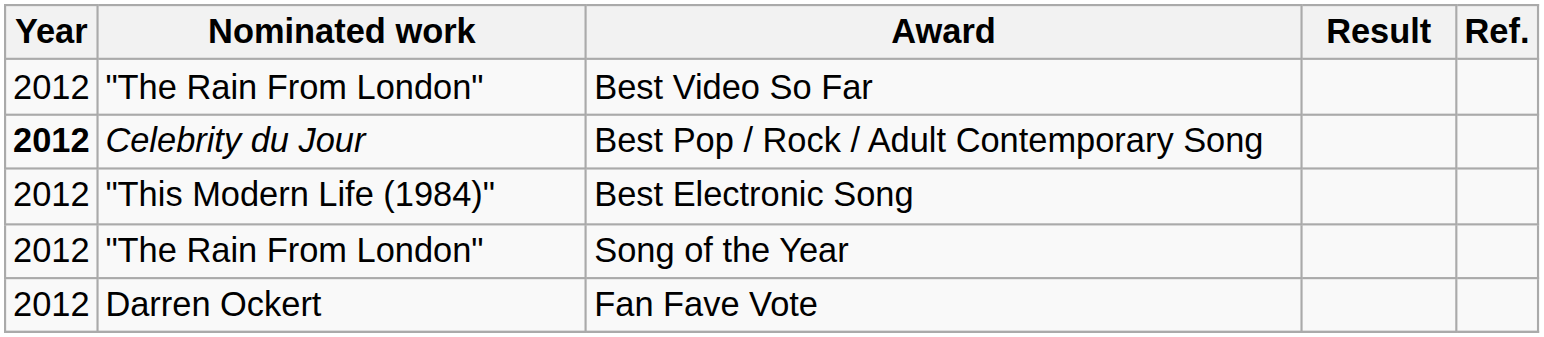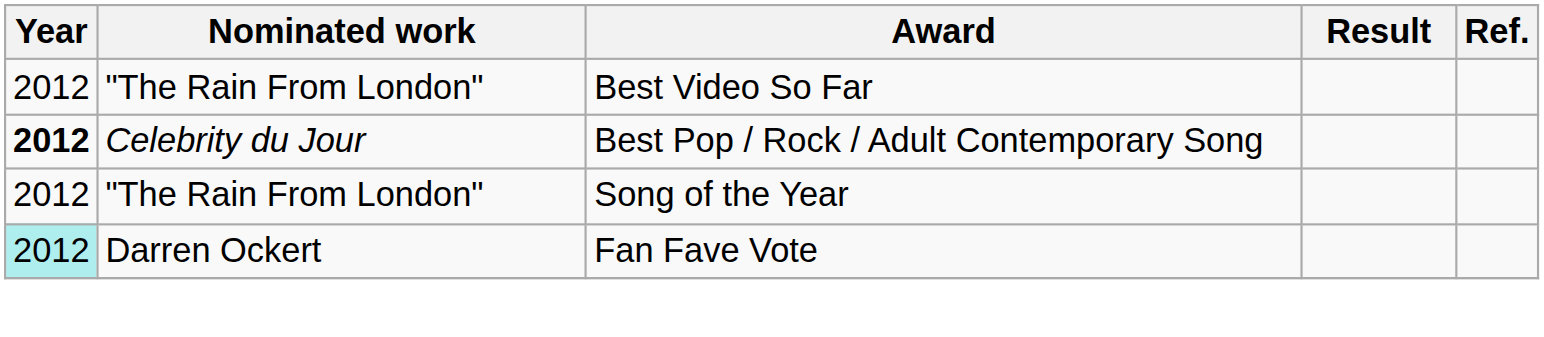- row: (754, 195)
(51, 304) no background -> (51, 250) paleturquoise background
